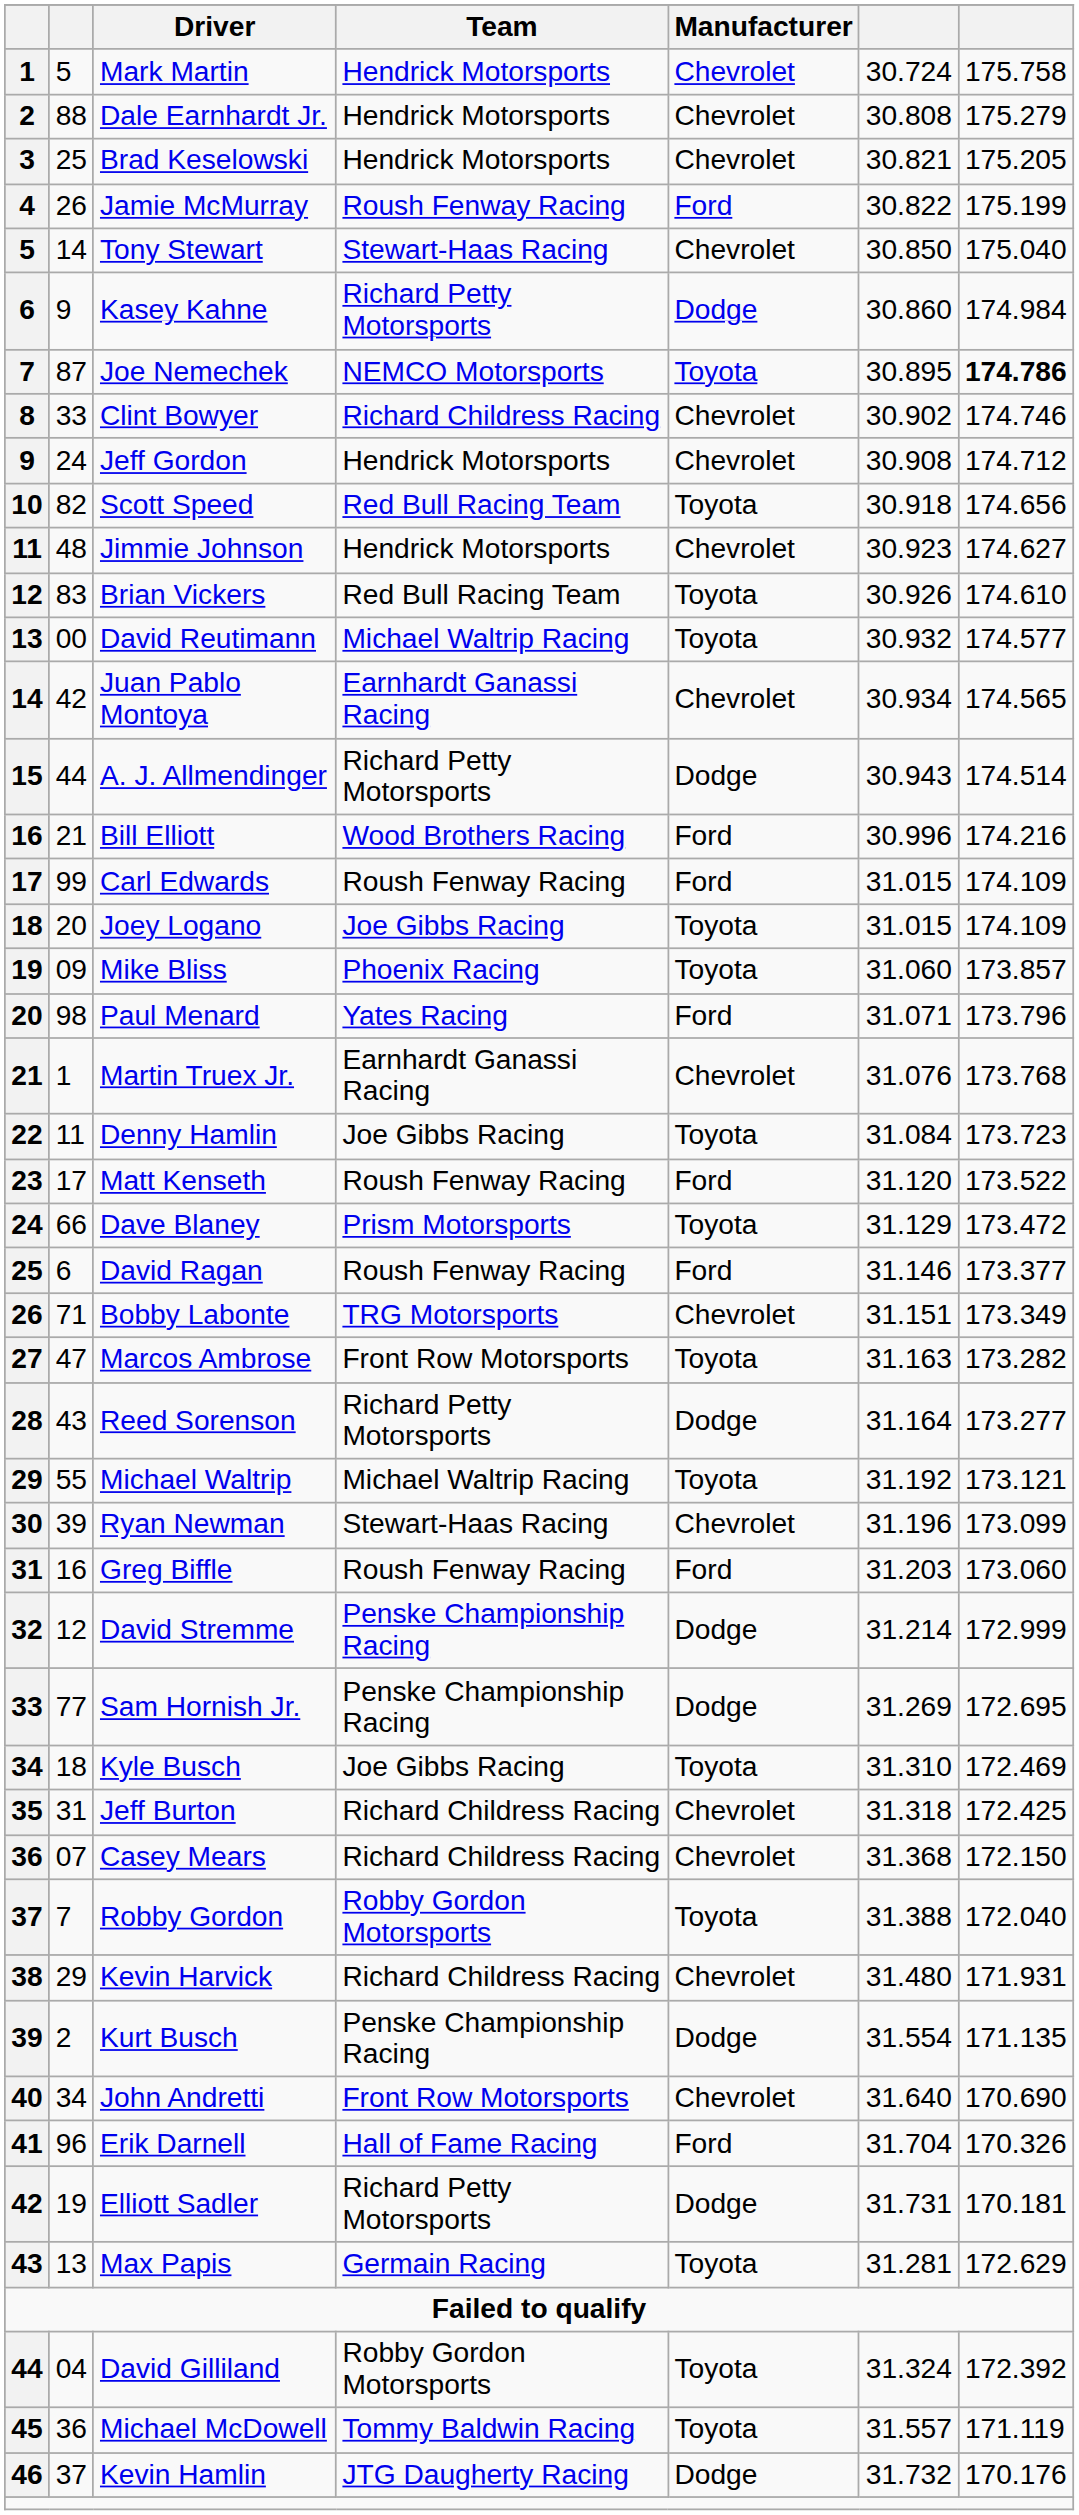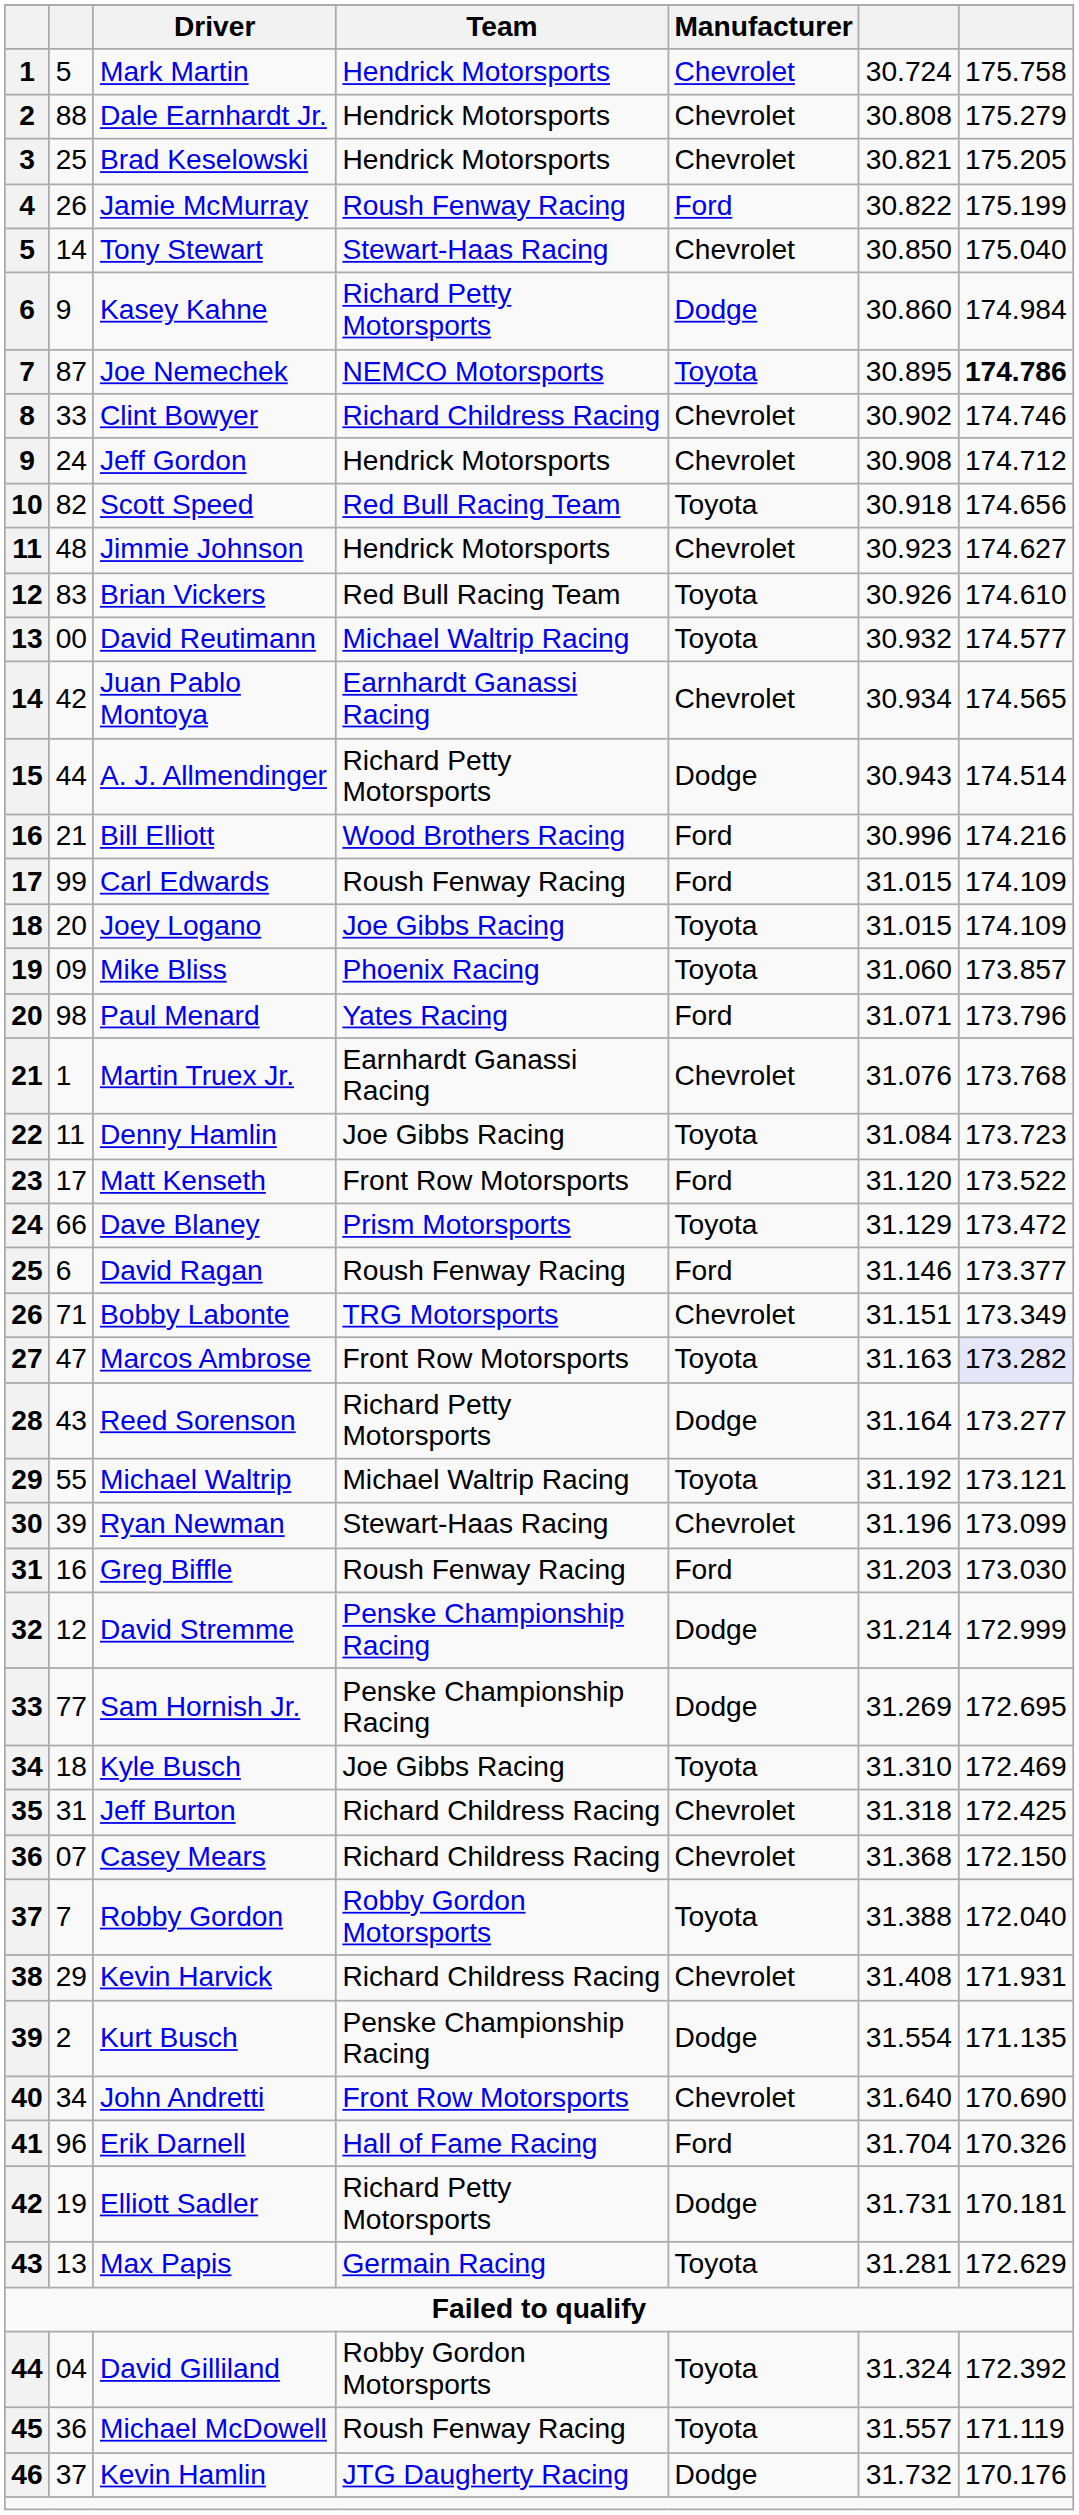(484, 1180) Roush Fenway Racing -> (486, 1180) Front Row Motorsports
(1016, 1359) no background -> (1016, 1359) lavender background
(1016, 1569) 173.060 -> (1016, 1569) 173.030
(909, 1977) 31.480 -> (909, 1977) 31.408
(489, 2429) Tommy Baldwin Racing -> (484, 2429) Roush Fenway Racing
